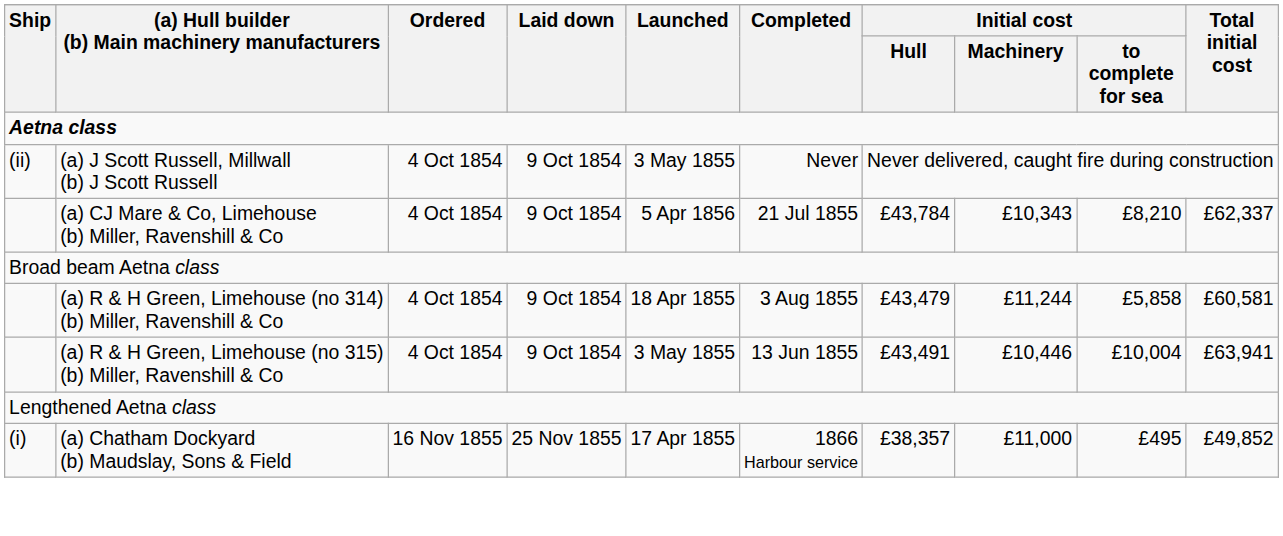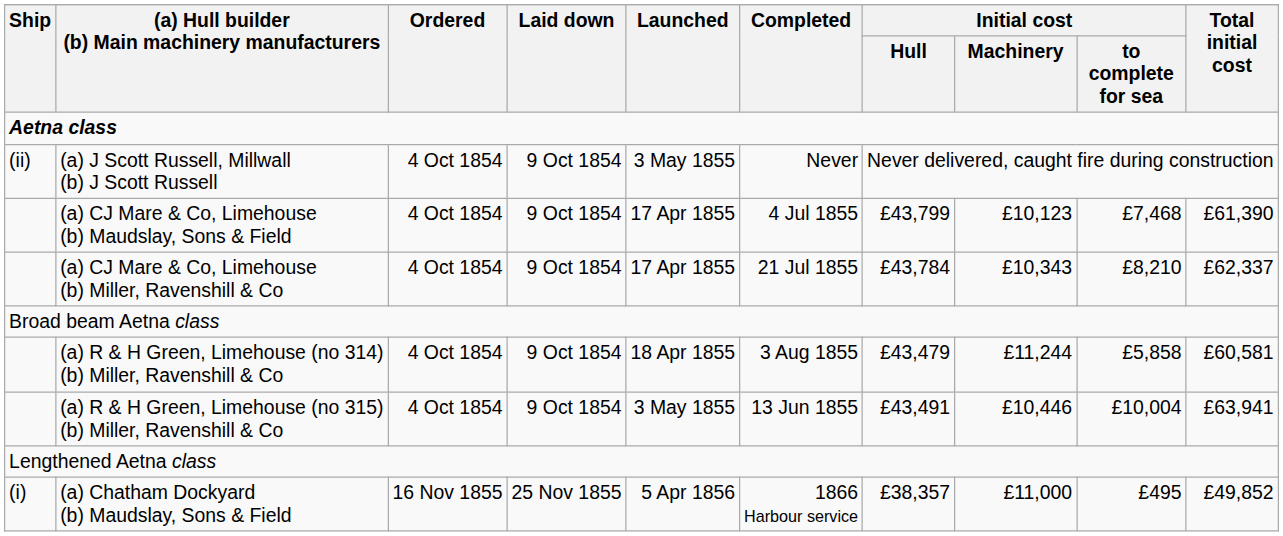+ row: (188, 224)
(688, 213) 5 Apr 1856 -> (683, 267) 17 Apr 1855
(683, 438) 17 Apr 1855 -> (688, 492) 5 Apr 1856
